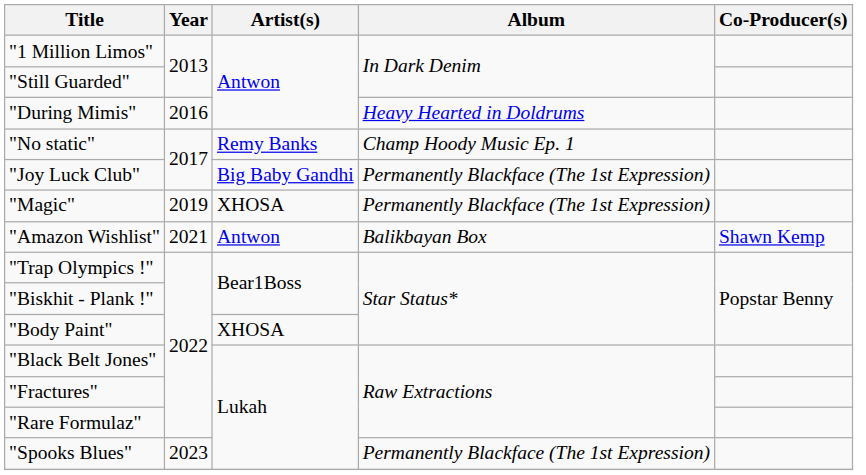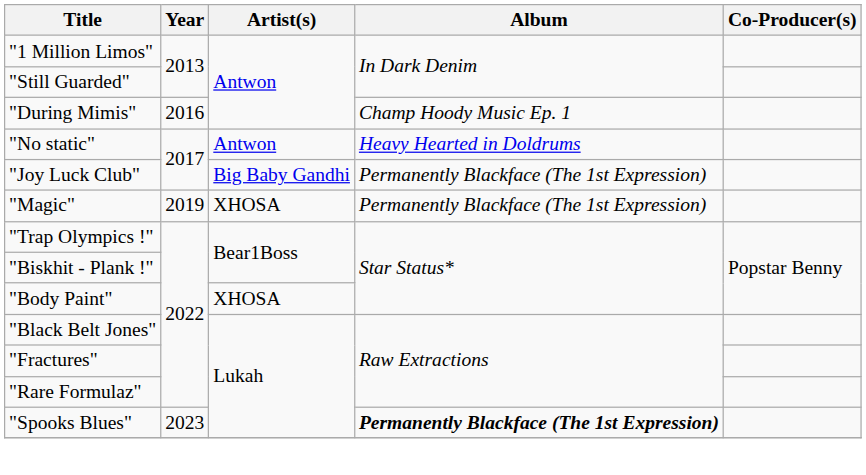(474, 112) Heavy Hearted in Doldrums -> (465, 112) Champ Hoody Music Ep. 1
(267, 143) Remy Banks -> (245, 143) Antwon
(469, 143) Champ Hoody Music Ep. 1 -> (470, 143) Heavy Hearted in Doldrums
- row: (85, 236)
(536, 453) normal -> (539, 422) bold
